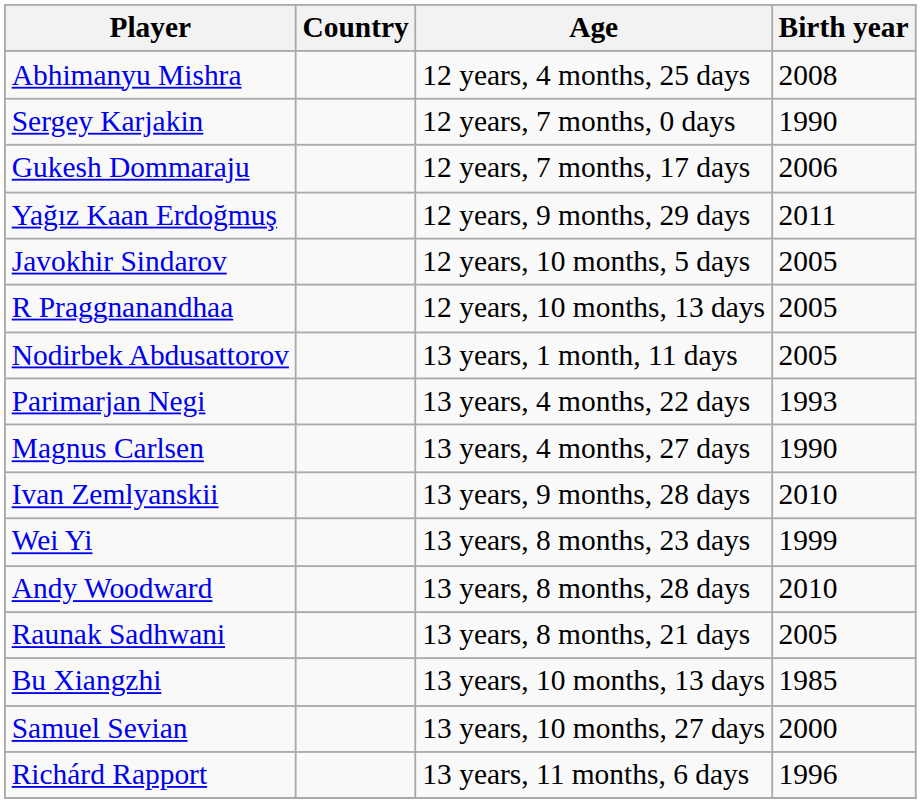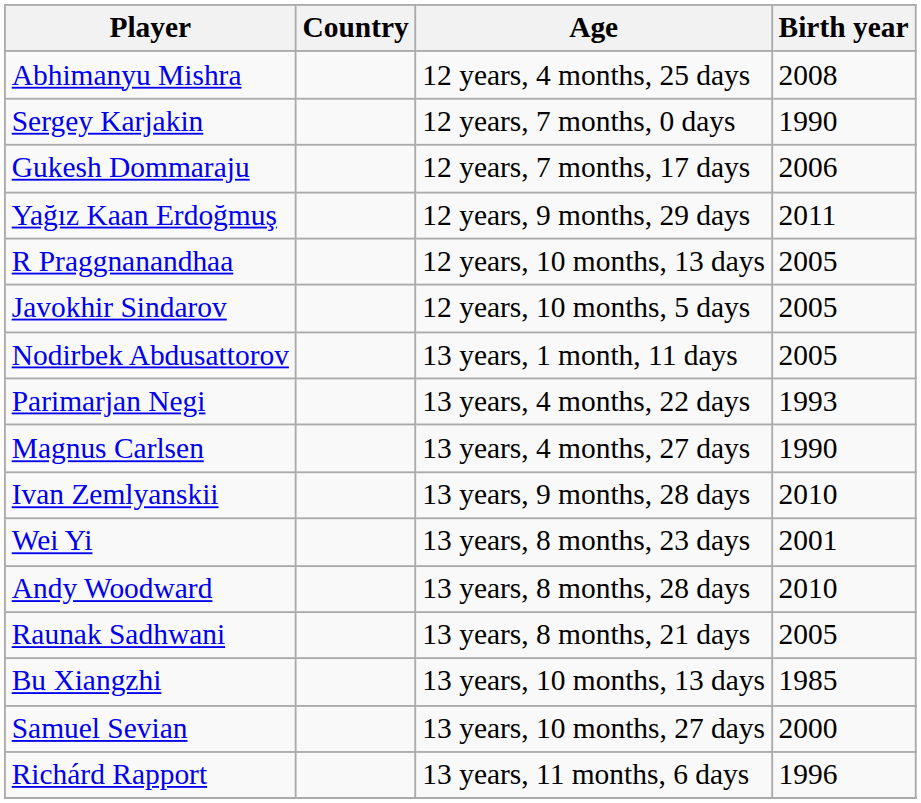rows swapped: (119, 261) <-> (122, 307)
(808, 541) 1999 -> (808, 541) 2001
